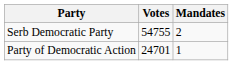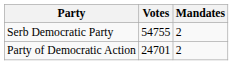(179, 50) 1 -> (179, 50) 2
